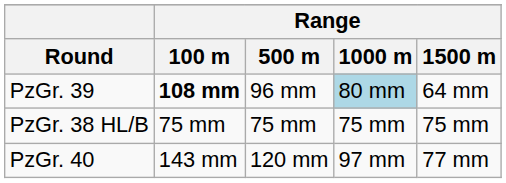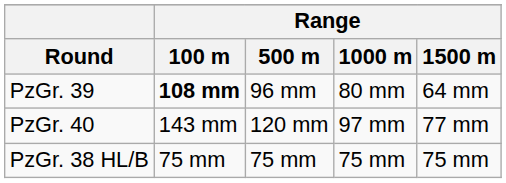(372, 90) lightblue background -> (372, 90) no background
rows swapped: (52, 159) <-> (79, 125)
